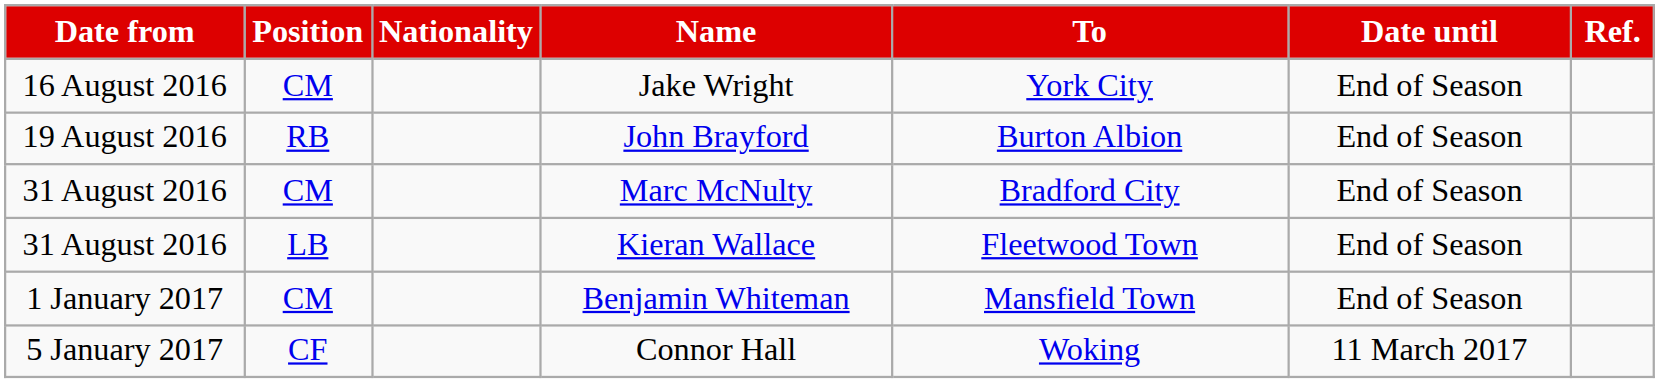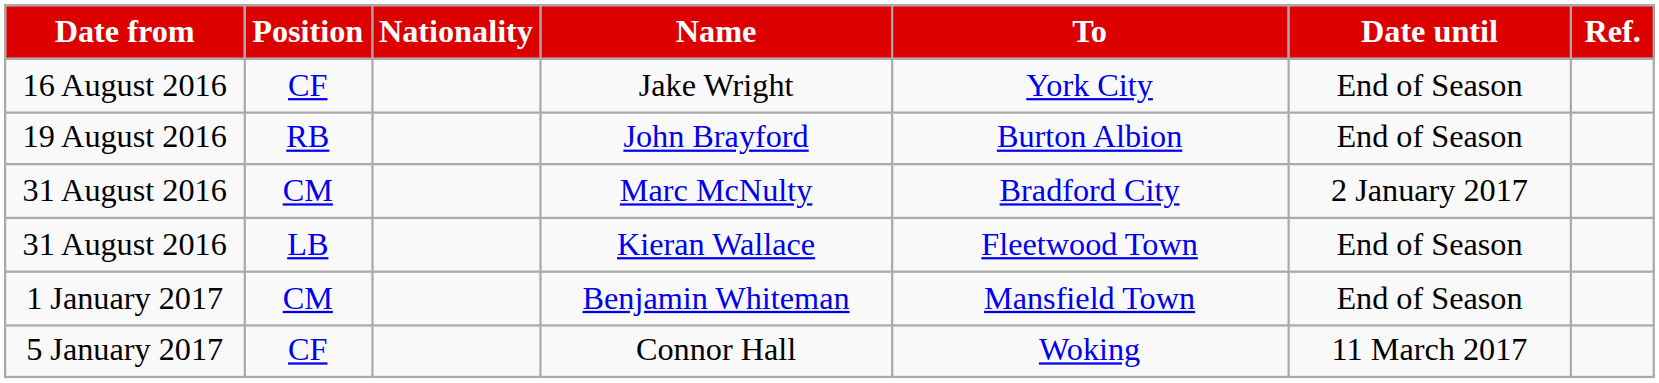(308, 84) CM -> (308, 84) CF
(1429, 191) End of Season -> (1430, 191) 2 January 2017
